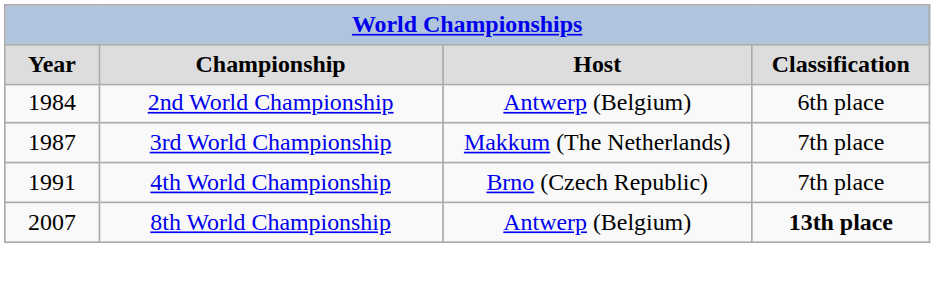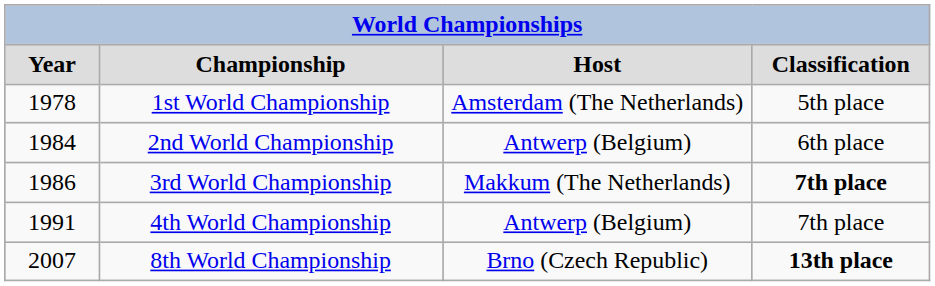+ row: (271, 103)
(52, 142) 1987 -> (52, 182) 1986
(841, 142) normal -> (841, 182) bold
(597, 182) Brno (Czech Republic) -> (597, 221) Antwerp (Belgium)
(597, 221) Antwerp (Belgium) -> (597, 261) Brno (Czech Republic)
